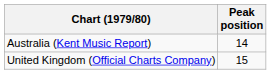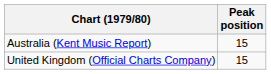(242, 43) 14 -> (242, 43) 15
